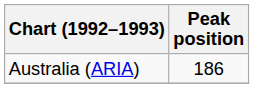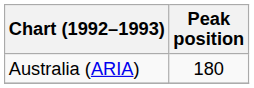(209, 68) 186 -> (209, 68) 180
